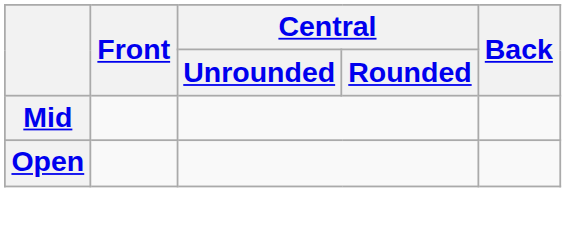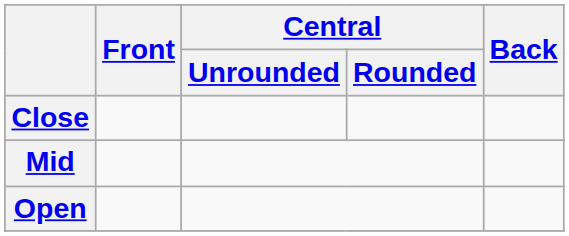+ row: (50, 117)
